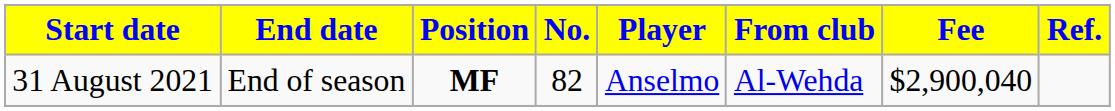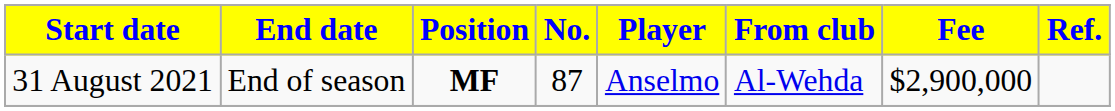(567, 79) 82 -> (567, 79) 87
(961, 79) $2,900,040 -> (961, 79) $2,900,000
